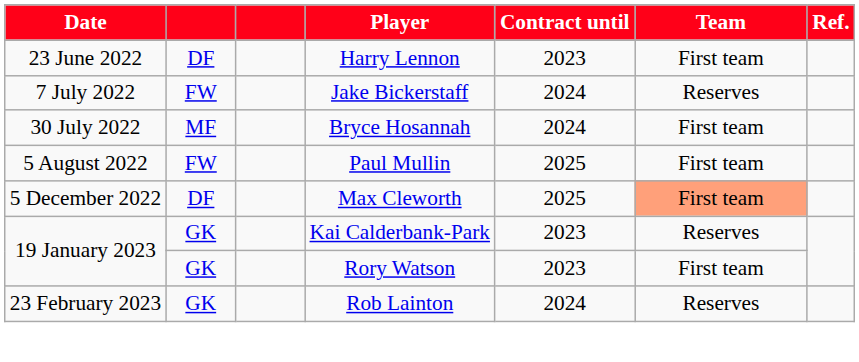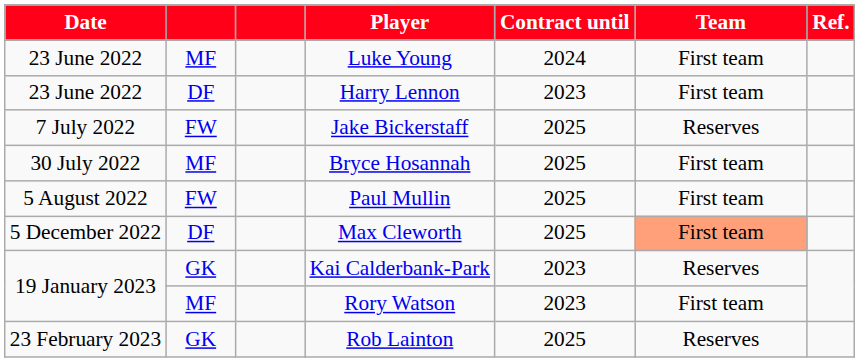+ row: (400, 57)
(565, 92) 2024 -> (565, 127) 2025
(565, 127) 2024 -> (565, 163) 2025
(201, 268) GK -> (201, 303) MF
(565, 303) 2024 -> (565, 338) 2025
